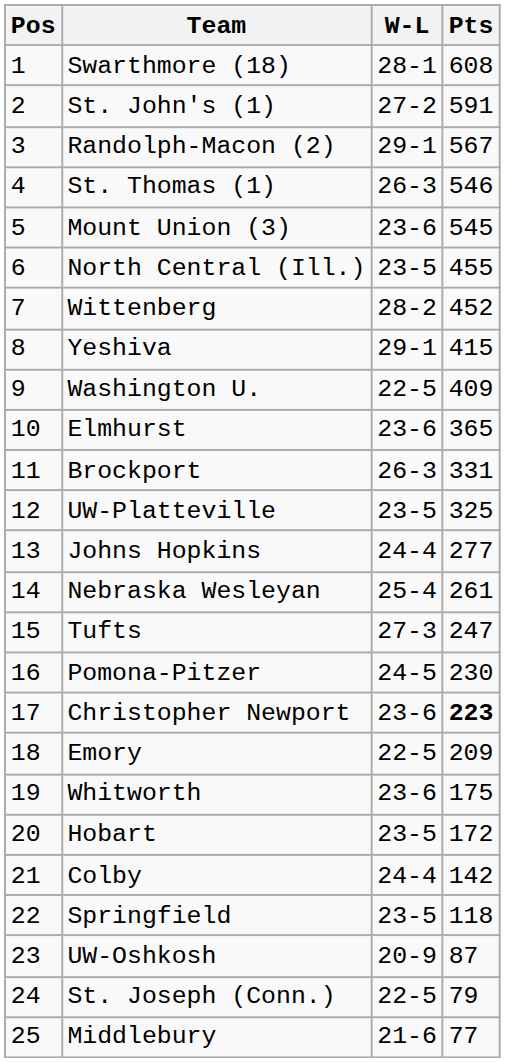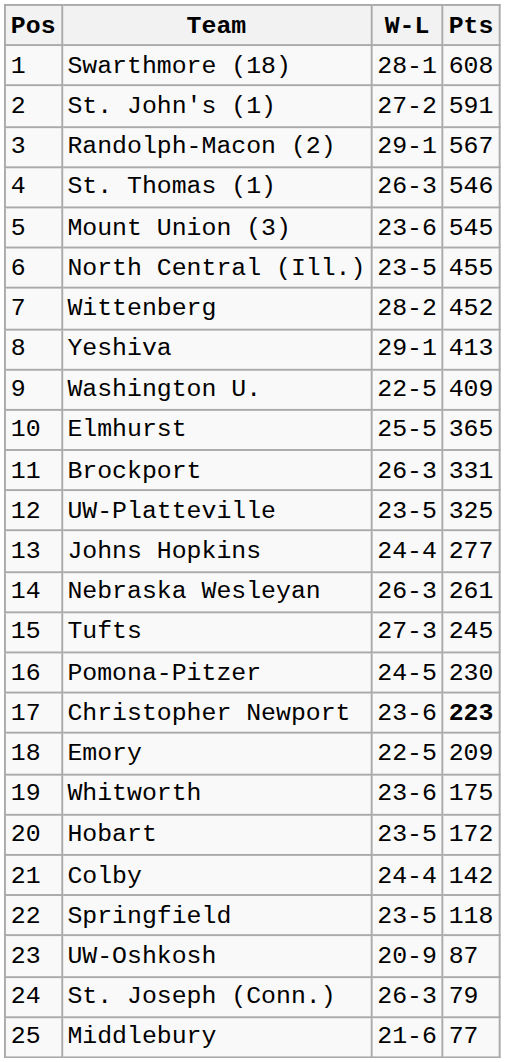(471, 349) 415 -> (471, 349) 413
(407, 430) 23-6 -> (407, 430) 25-5
(407, 592) 25-4 -> (407, 592) 26-3
(471, 632) 247 -> (471, 632) 245
(407, 996) 22-5 -> (407, 996) 26-3
